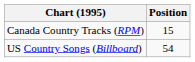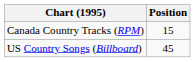(168, 48) 54 -> (168, 48) 45
